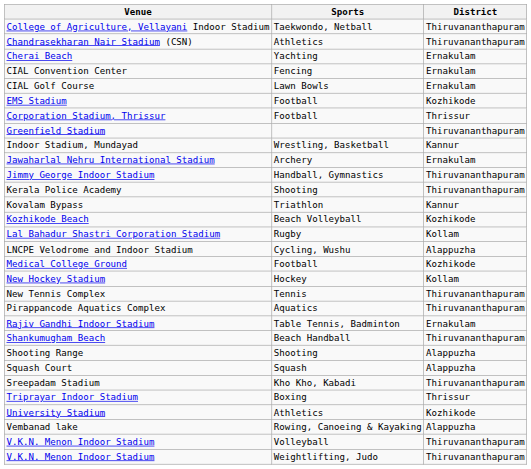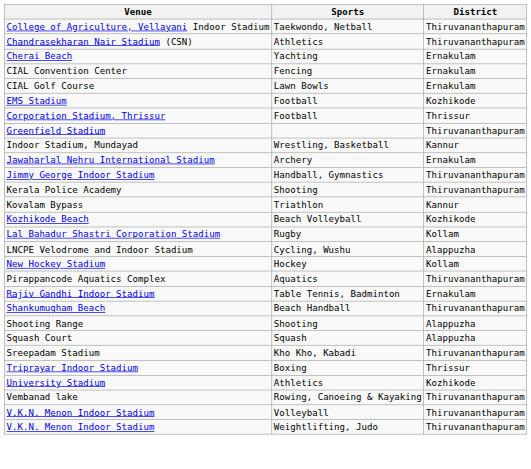- row: (67, 264)
- row: (56, 294)
(451, 427) Alappuzha -> (475, 397) Thiruvananthapuram
